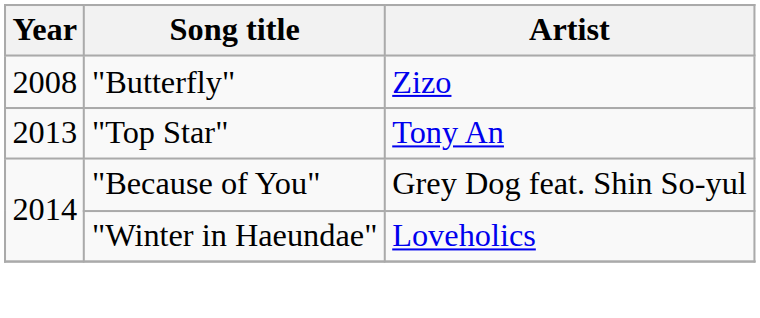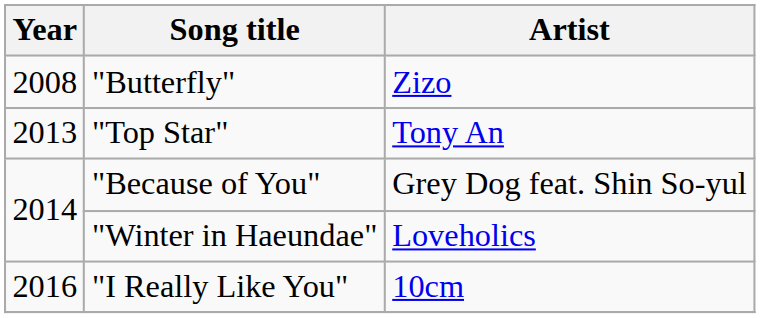+ row: (220, 286)
